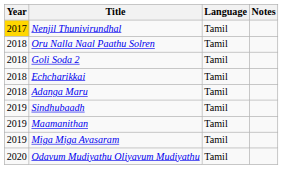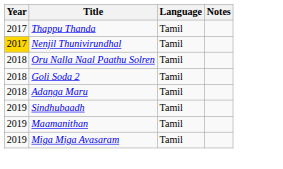+ row: (64, 28)
- row: (58, 76)
- row: (116, 156)
